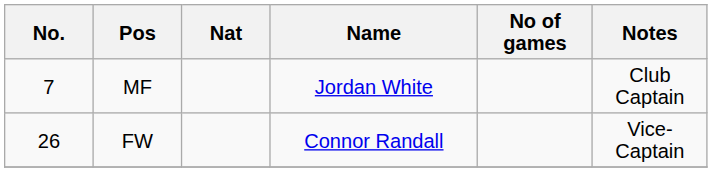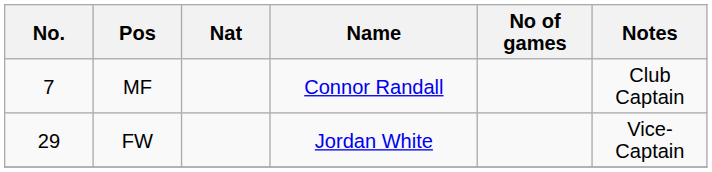(374, 86) Jordan White -> (374, 86) Connor Randall
(49, 140) 26 -> (49, 140) 29
(374, 140) Connor Randall -> (374, 140) Jordan White
